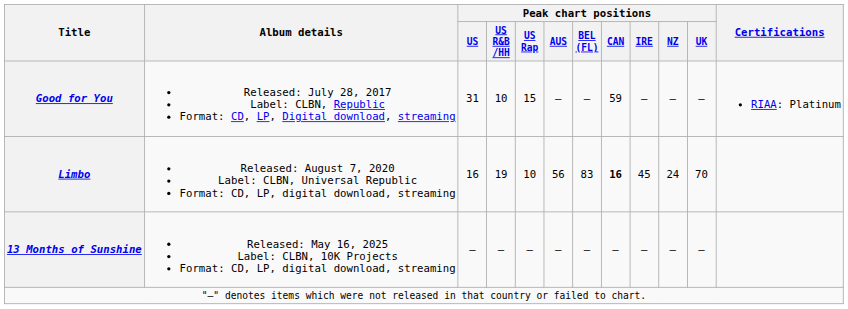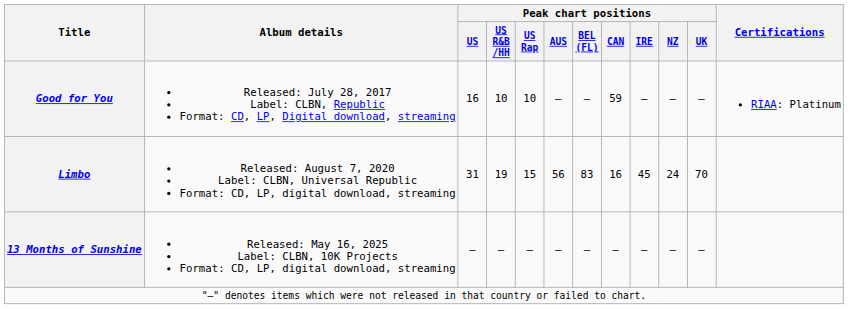(472, 99) 31 -> (472, 99) 16
(530, 99) 15 -> (530, 99) 10
(472, 174) 16 -> (472, 174) 31
(530, 174) 10 -> (530, 174) 15
(616, 174) bold -> (616, 174) normal
